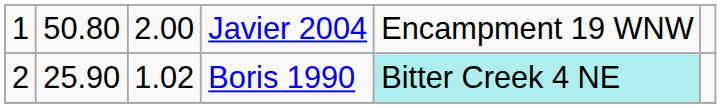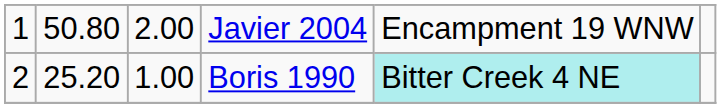(82, 77) 25.90 -> (82, 77) 25.20
(164, 77) 1.02 -> (164, 77) 1.00
